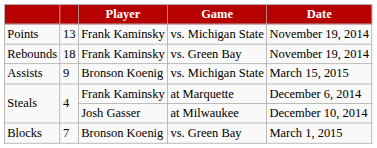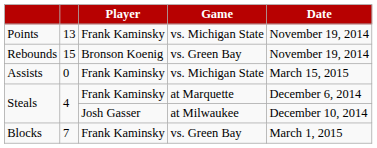(69, 53) 18 -> (69, 53) 15
(123, 53) Frank Kaminsky -> (122, 53) Bronson Koenig
(66, 73) 9 -> (66, 73) 0
(122, 73) Bronson Koenig -> (123, 73) Frank Kaminsky
(122, 133) Bronson Koenig -> (123, 133) Frank Kaminsky
